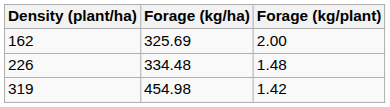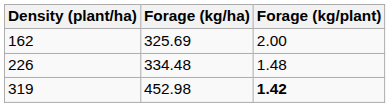(167, 89) 454.98 -> (167, 89) 452.98
(272, 89) normal -> (272, 89) bold
